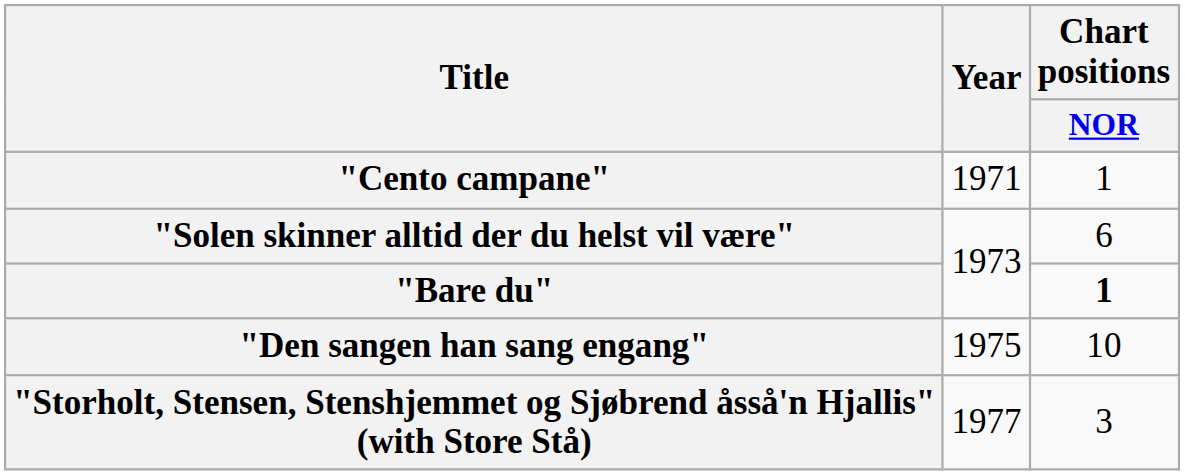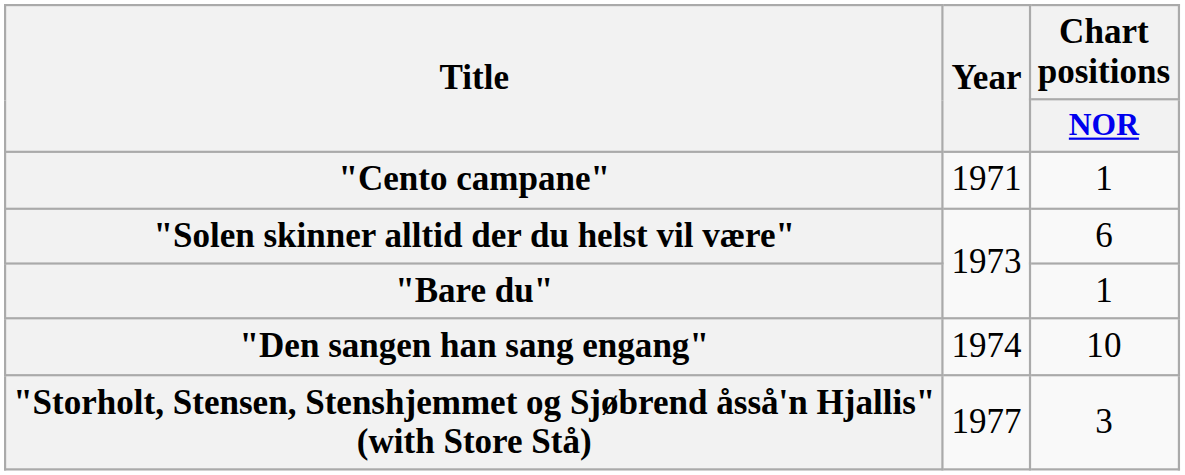(1104, 290) bold -> (1104, 290) normal
(986, 346) 1975 -> (986, 346) 1974
